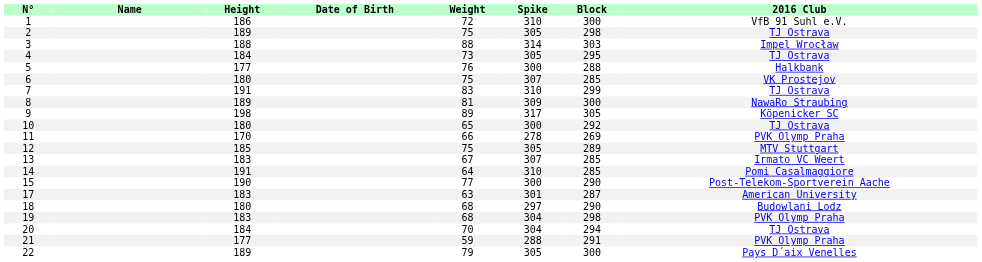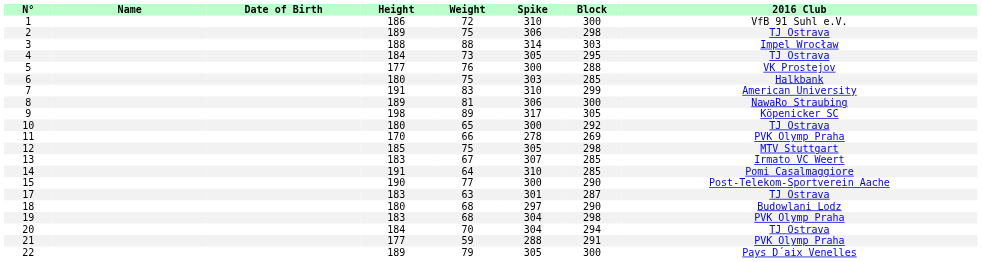columns swapped: (355, 10) <-> (242, 10)
(533, 33) 305 -> (533, 33) 306
(799, 68) Halkbank -> (799, 68) VK Prostejov
(533, 79) 307 -> (533, 79) 303
(799, 79) VK Prostejov -> (799, 79) Halkbank
(799, 91) TJ Ostrava -> (799, 91) American University
(533, 102) 309 -> (533, 102) 306
(592, 148) 289 -> (592, 148) 298
(799, 195) American University -> (799, 195) TJ Ostrava
